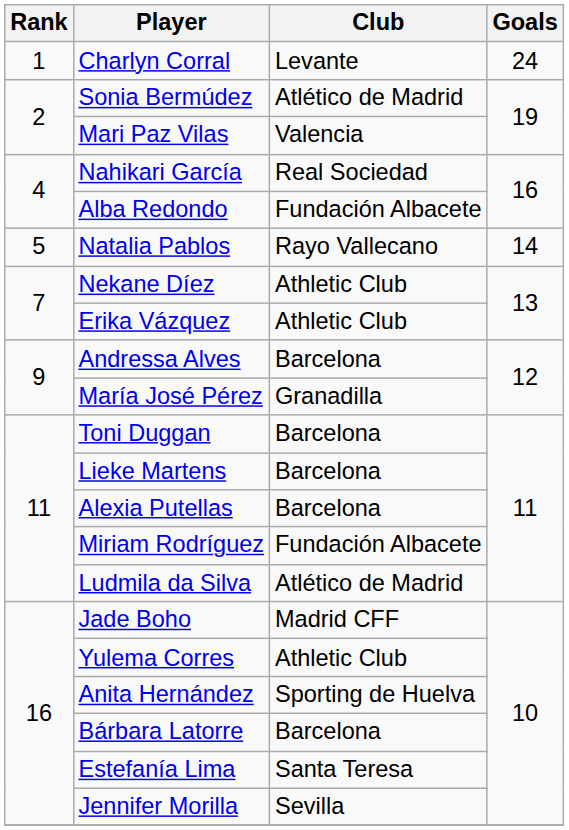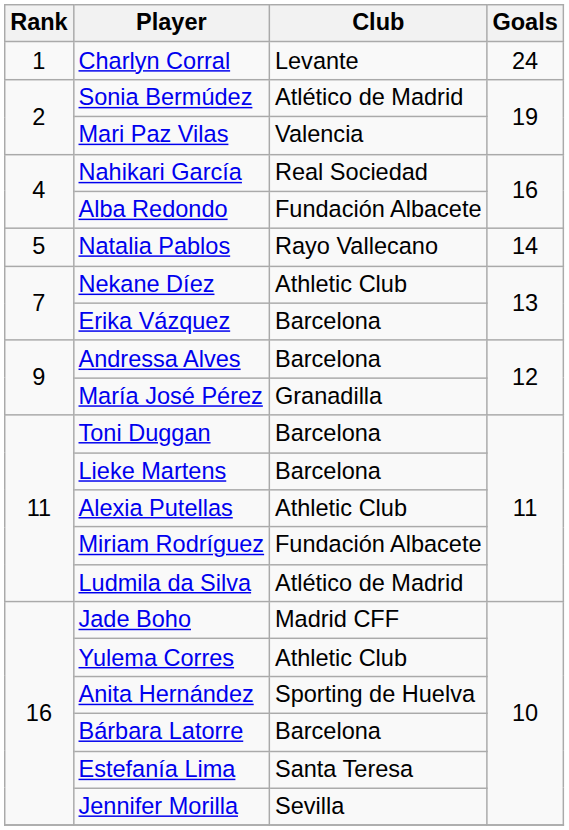(341, 321) Athletic Club -> (328, 321) Barcelona
(328, 508) Barcelona -> (341, 508) Athletic Club
